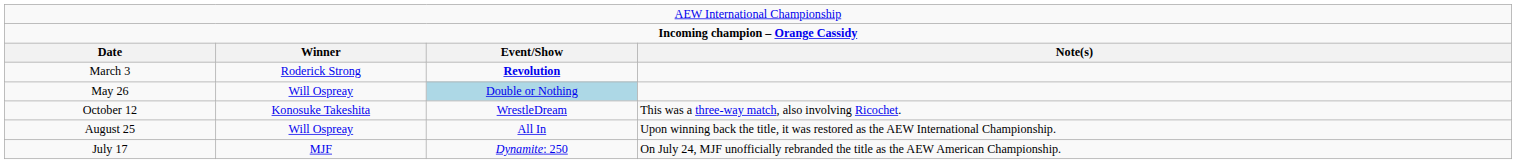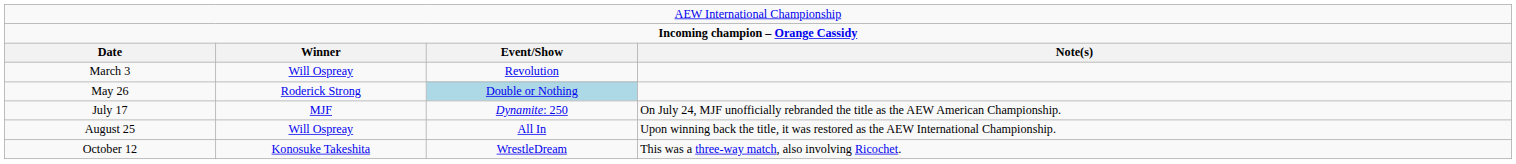(321, 71) Roderick Strong -> (321, 71) Will Ospreay
(532, 71) bold -> (532, 71) normal
(321, 91) Will Ospreay -> (321, 91) Roderick Strong
rows swapped: (110, 149) <-> (110, 110)
